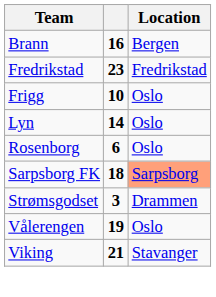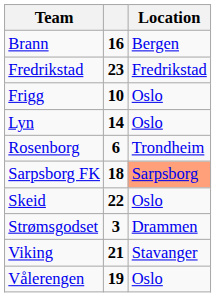(147, 148) Oslo -> (168, 148) Trondheim
+ row: (27, 200)
rows swapped: (46, 226) <-> (31, 252)
